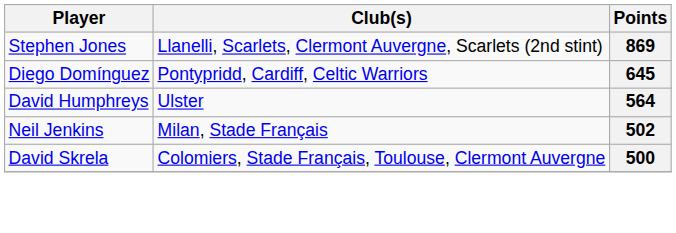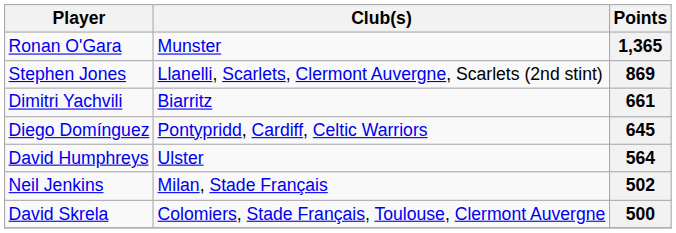+ row: (640, 46)
+ row: (640, 102)
